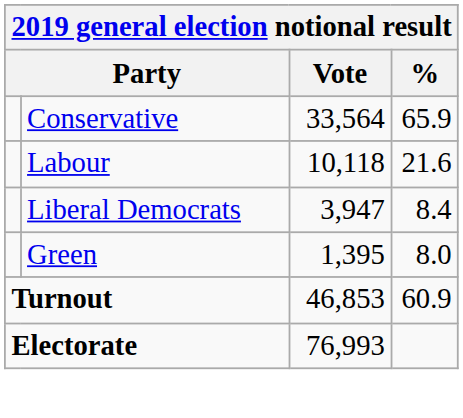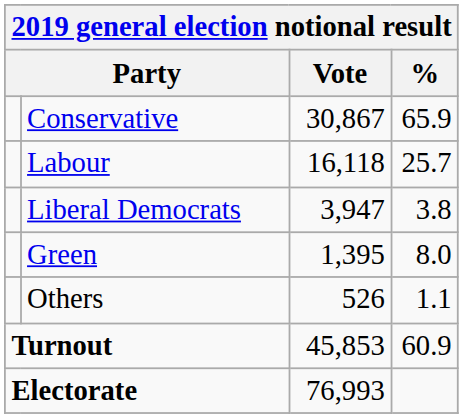(345, 118) 33,564 -> (345, 118) 30,867
(346, 163) 10,118 -> (346, 163) 16,118
(427, 163) 21.6 -> (427, 163) 25.7
(434, 208) 8.4 -> (434, 208) 3.8
+ row: (65, 299)
(345, 299) 46,853 -> (345, 345) 45,853
